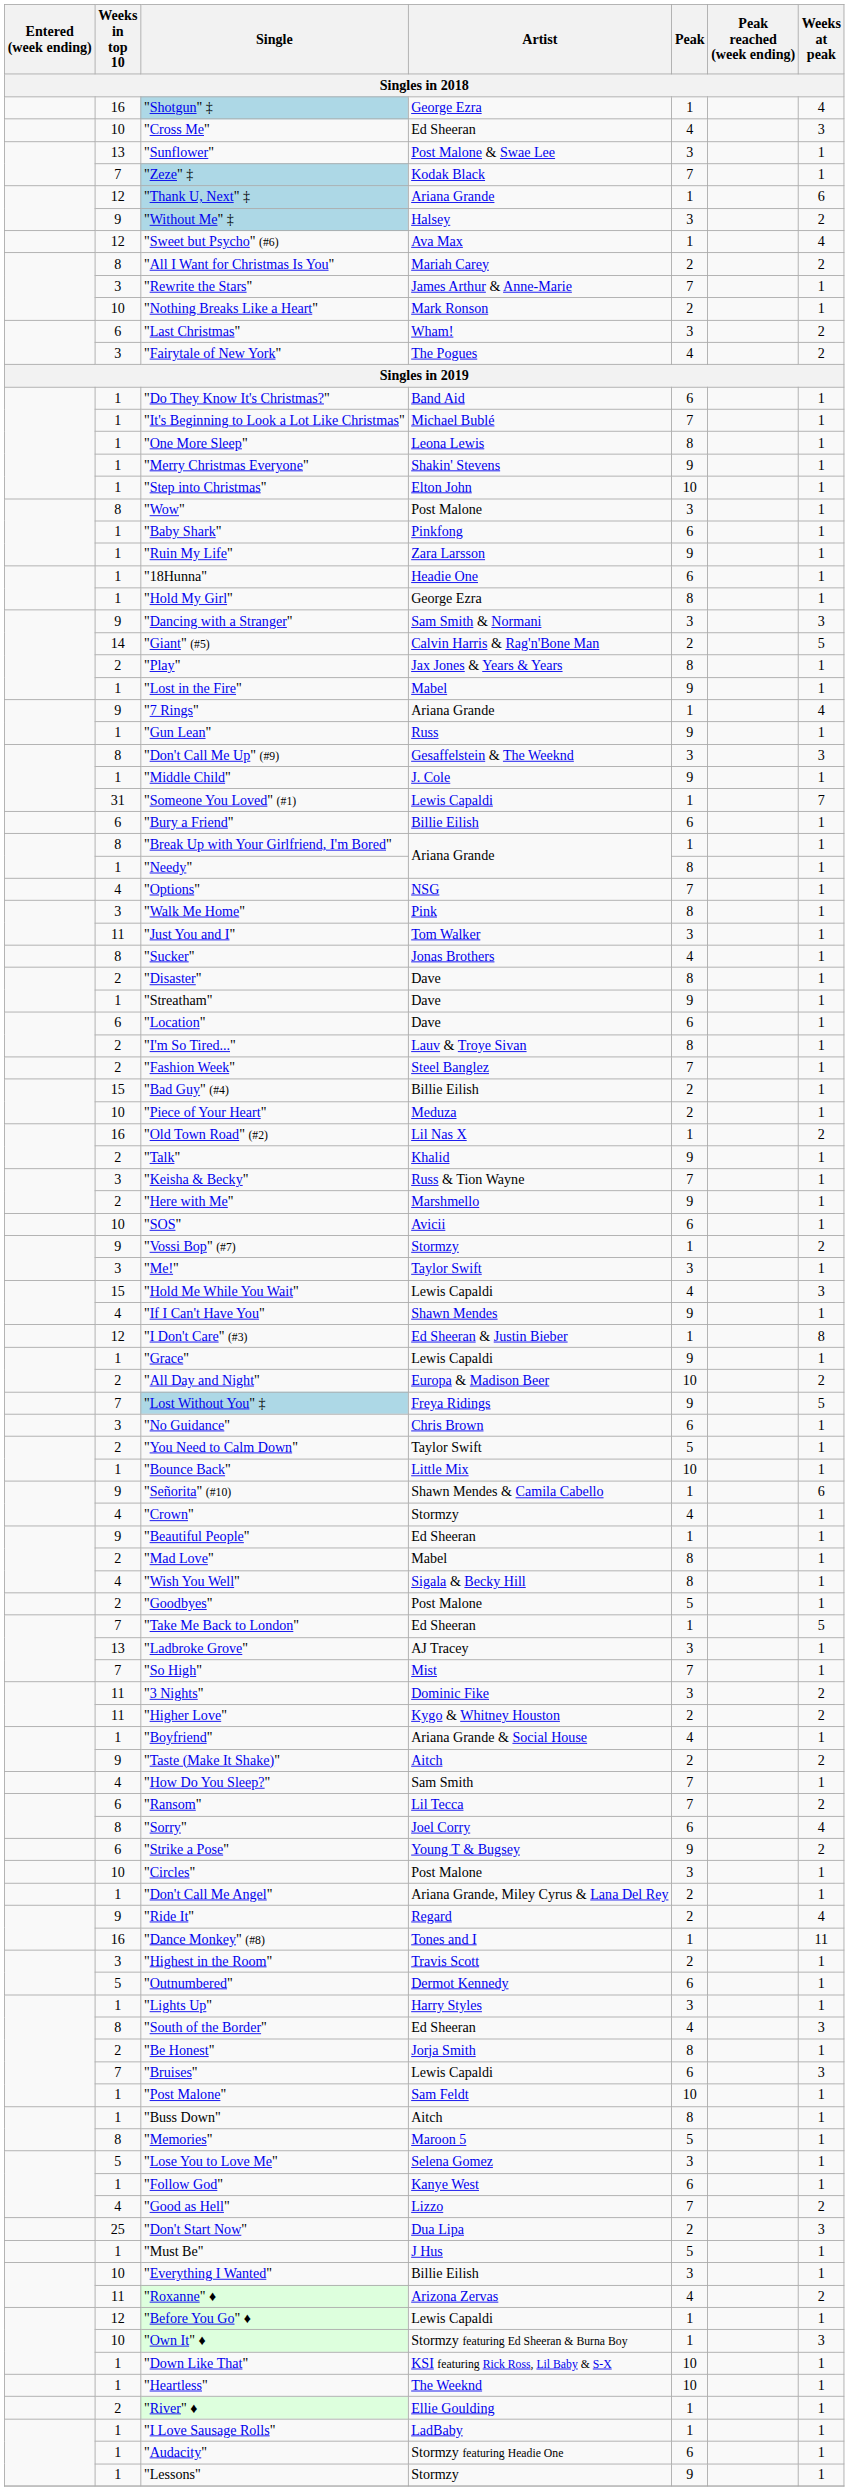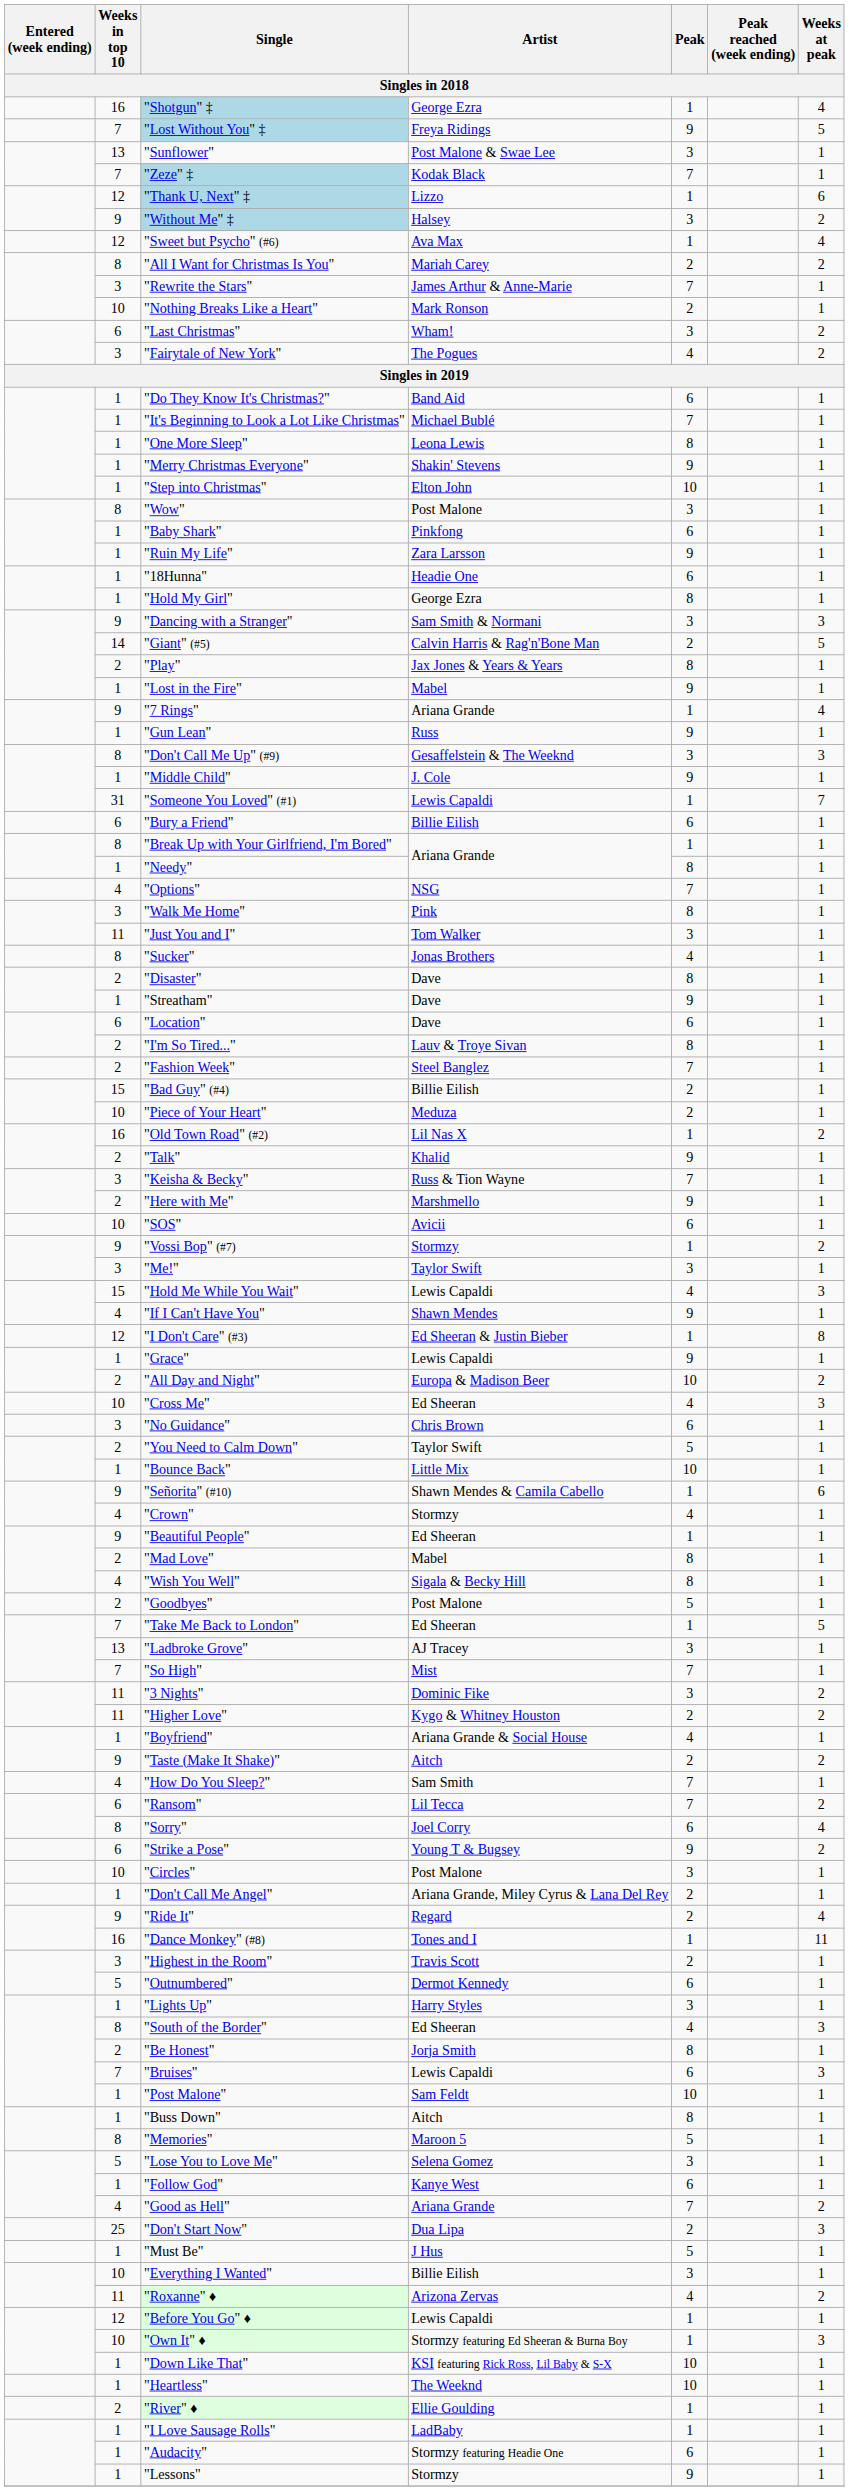rows swapped: (205, 1402) <-> (177, 130)
(453, 197) Ariana Grande -> (427, 197) Lizzo
(427, 2206) Lizzo -> (453, 2206) Ariana Grande
